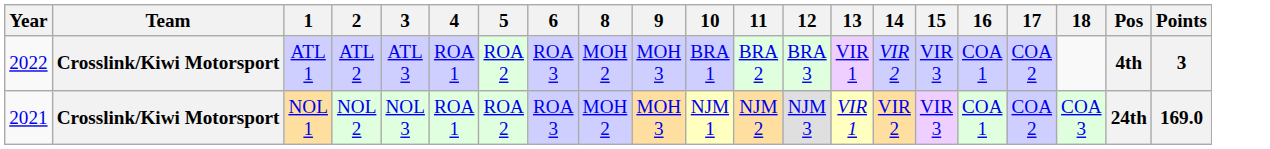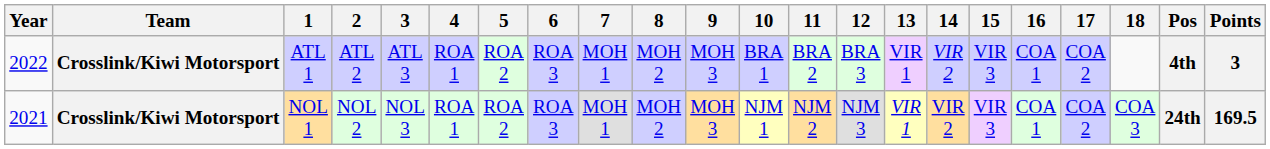+ column: (605, 19)
(1182, 117) 169.0 -> (1235, 117) 169.5
